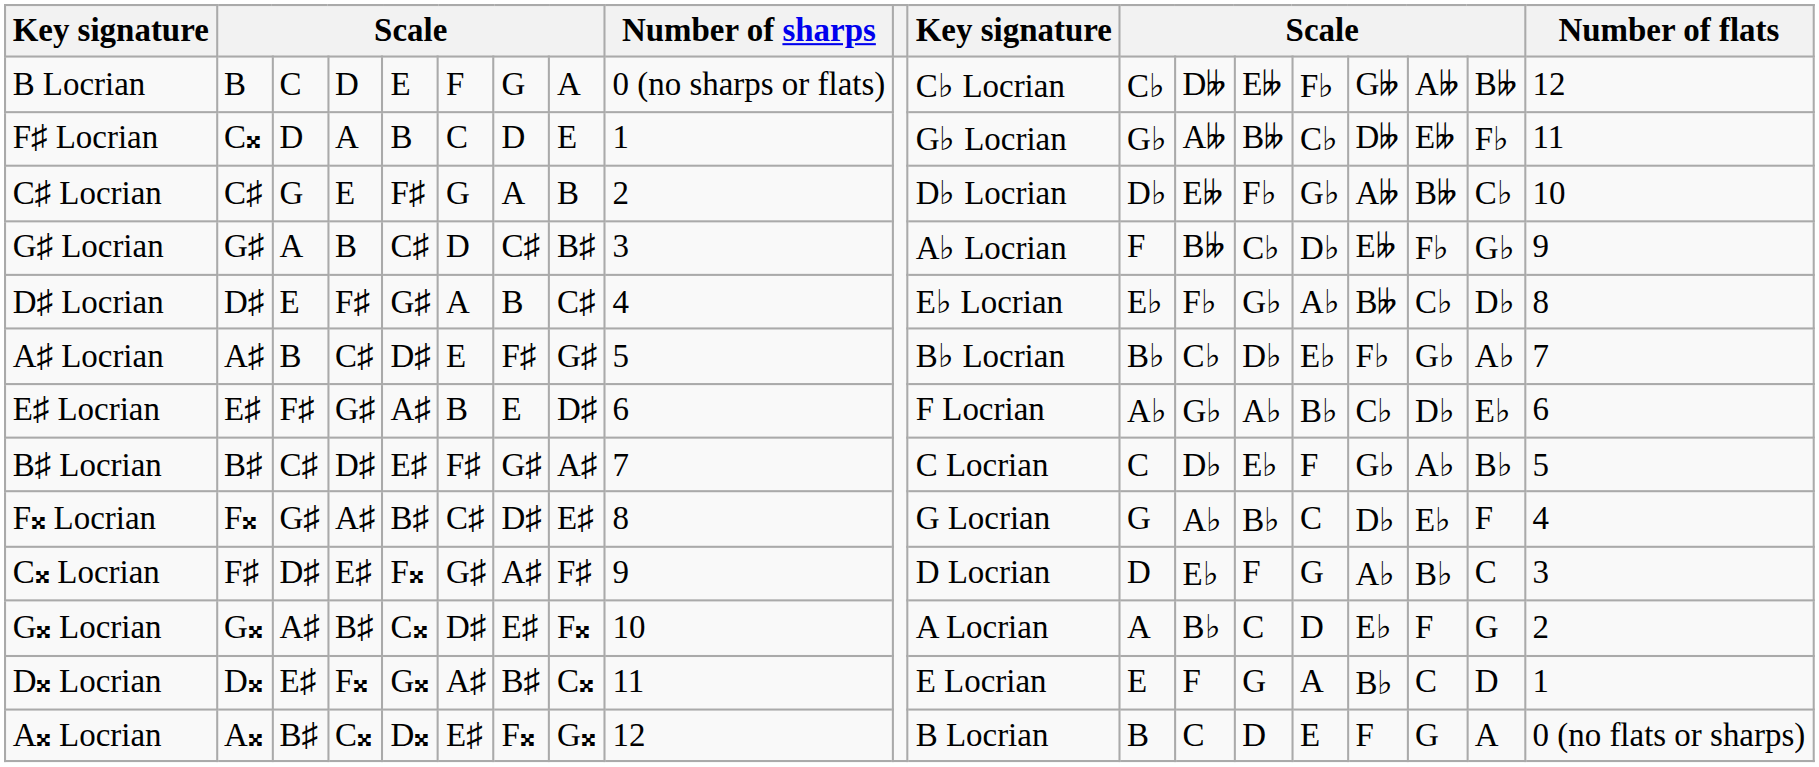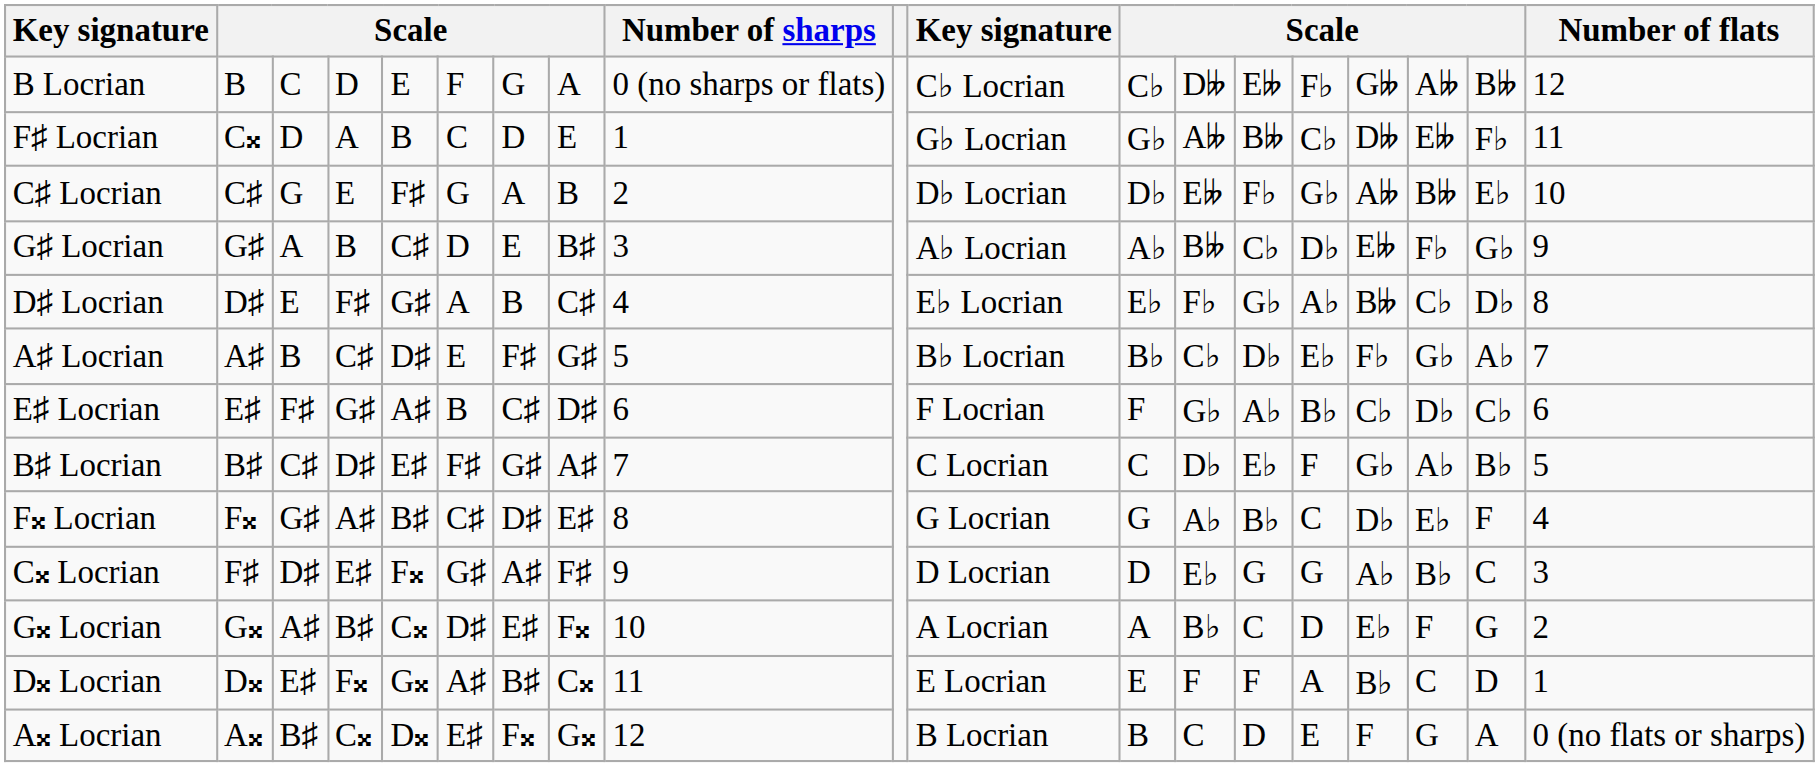(1494, 193) C♭ -> (1493, 193) E♭
(521, 246) C♯ -> (512, 246) E
(1136, 246) F -> (1147, 247) A♭
(512, 409) E -> (521, 409) C♯
(1147, 410) A♭ -> (1136, 409) F
(1493, 410) E♭ -> (1494, 410) C♭
(1251, 572) F -> (1254, 572) G
(1254, 681) G -> (1251, 681) F
